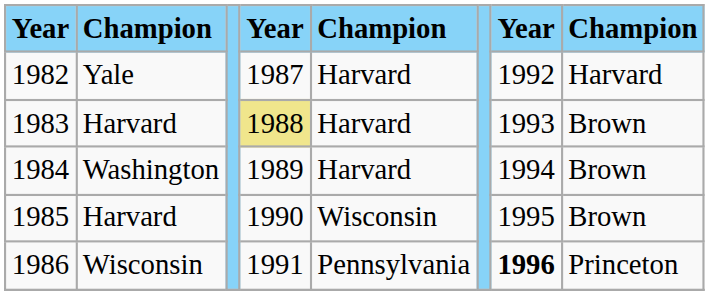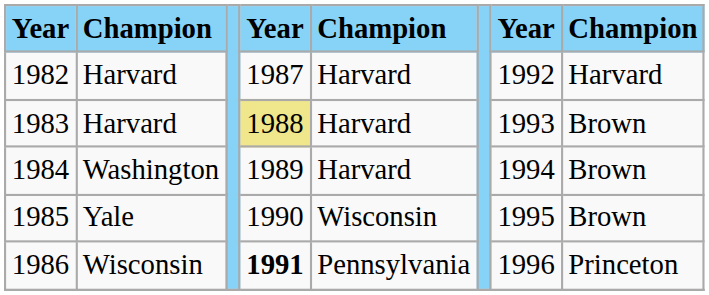(108, 75) Yale -> (130, 75) Harvard
(130, 217) Harvard -> (108, 217) Yale
(275, 264) normal -> (275, 264) bold
(526, 264) bold -> (526, 264) normal
